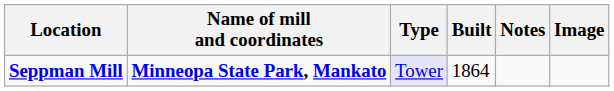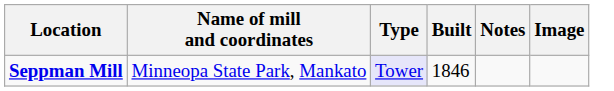(259, 70) bold -> (249, 70) normal
(471, 70) 1864 -> (451, 70) 1846
